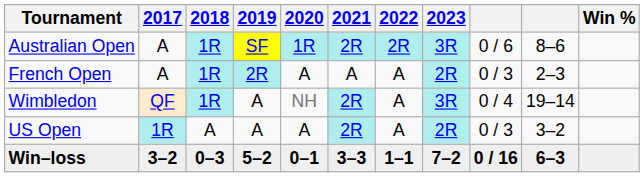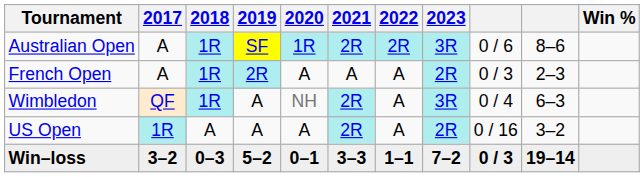(550, 102) 19–14 -> (550, 102) 6–3
(496, 130) 0 / 3 -> (496, 130) 0 / 16
(496, 158) 0 / 16 -> (496, 158) 0 / 3
(550, 158) 6–3 -> (550, 158) 19–14
